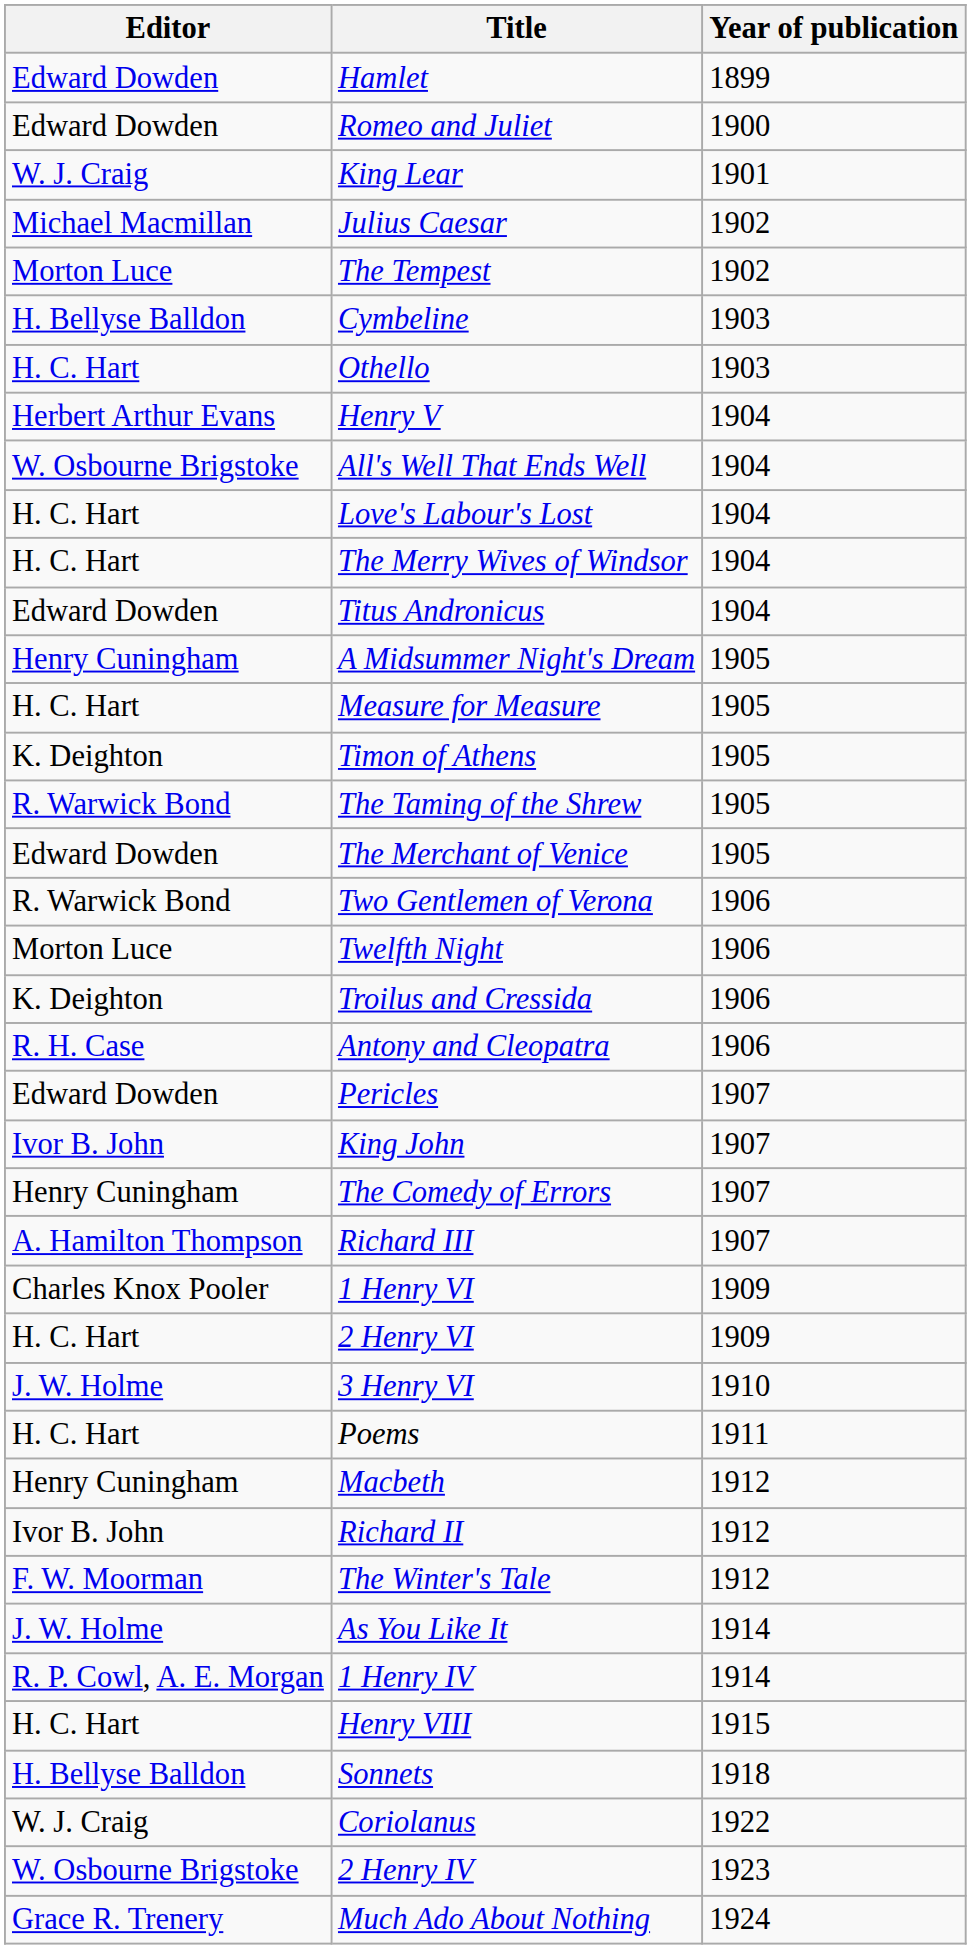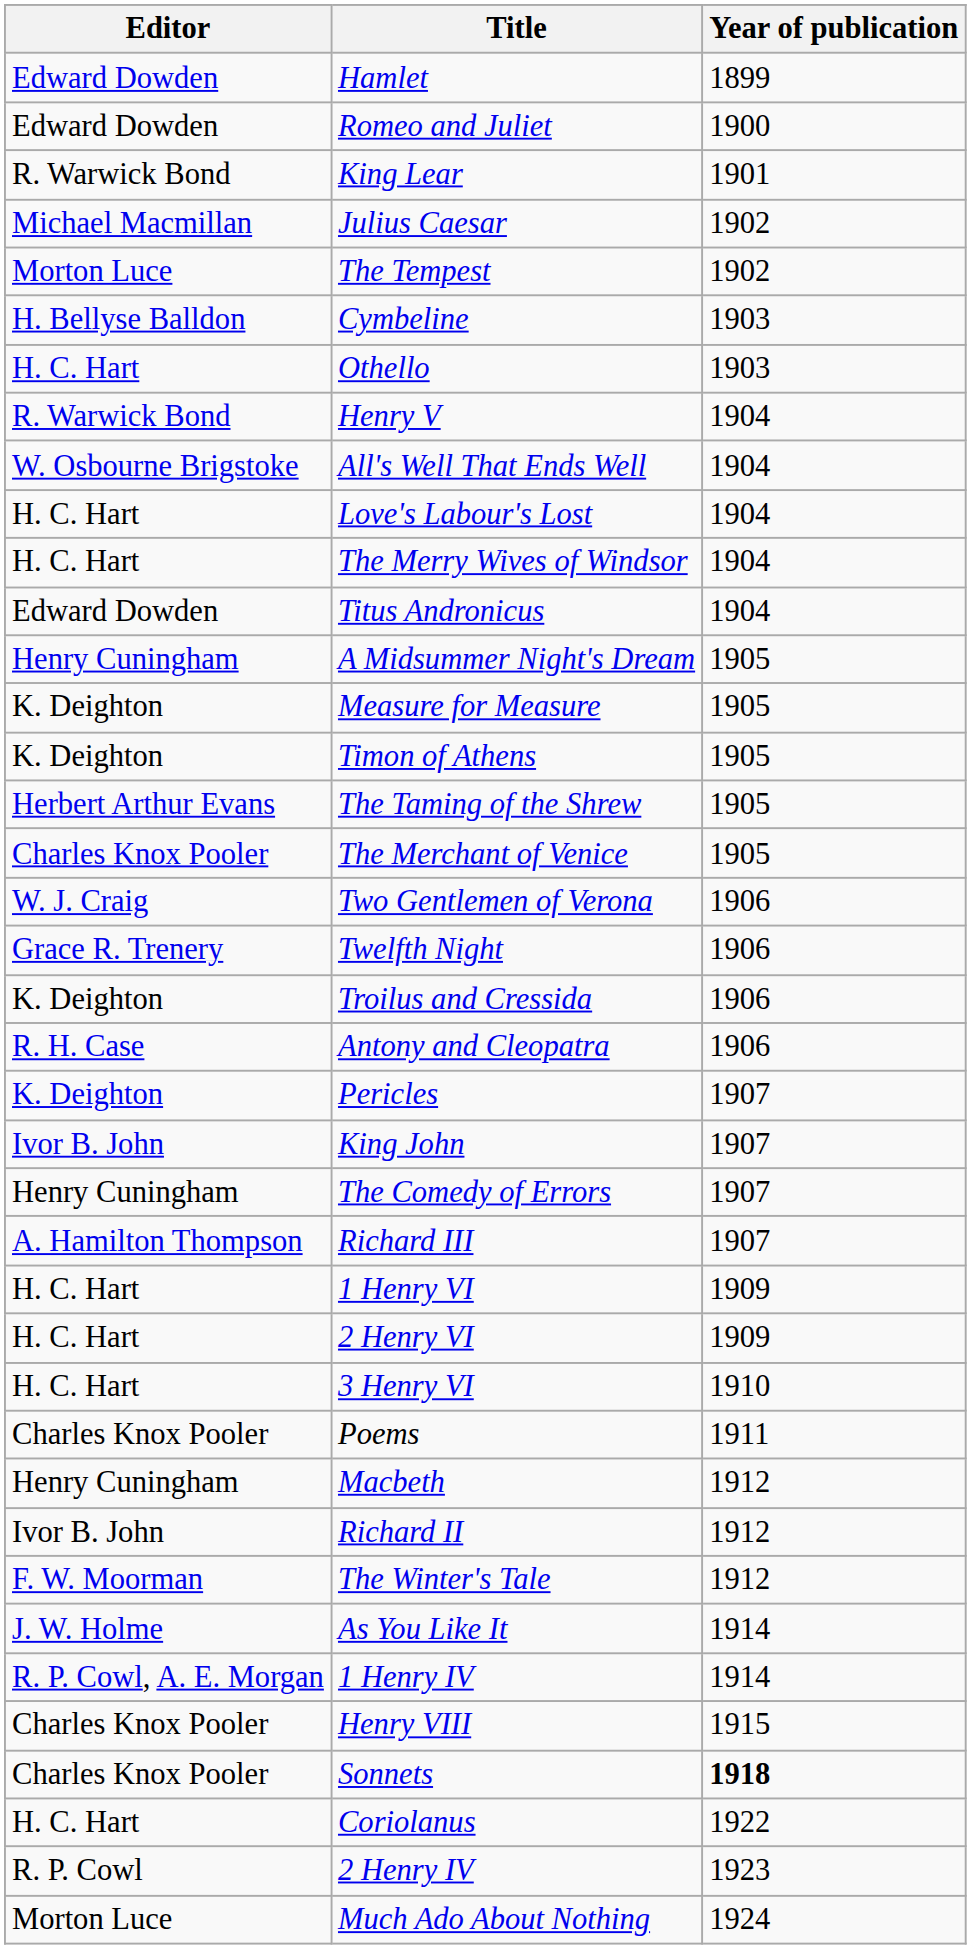(80, 174) W. J. Craig -> (121, 174) R. Warwick Bond
(144, 416) Herbert Arthur Evans -> (121, 416) R. Warwick Bond
(76, 707) H. C. Hart -> (88, 707) K. Deighton
(121, 804) R. Warwick Bond -> (144, 804) Herbert Arthur Evans
(115, 852) Edward Dowden -> (140, 852) Charles Knox Pooler
(121, 901) R. Warwick Bond -> (80, 901) W. J. Craig
(92, 949) Morton Luce -> (118, 949) Grace R. Trenery
(115, 1094) Edward Dowden -> (88, 1094) K. Deighton
(140, 1288) Charles Knox Pooler -> (76, 1288) H. C. Hart
(88, 1385) J. W. Holme -> (76, 1385) H. C. Hart
(76, 1434) H. C. Hart -> (140, 1434) Charles Knox Pooler
(76, 1725) H. C. Hart -> (140, 1725) Charles Knox Pooler
(129, 1773) H. Bellyse Balldon -> (140, 1773) Charles Knox Pooler
(740, 1773) normal -> (740, 1773) bold
(80, 1821) W. J. Craig -> (76, 1821) H. C. Hart
(155, 1870) W. Osbourne Brigstoke -> (77, 1870) R. P. Cowl
(118, 1918) Grace R. Trenery -> (92, 1918) Morton Luce
